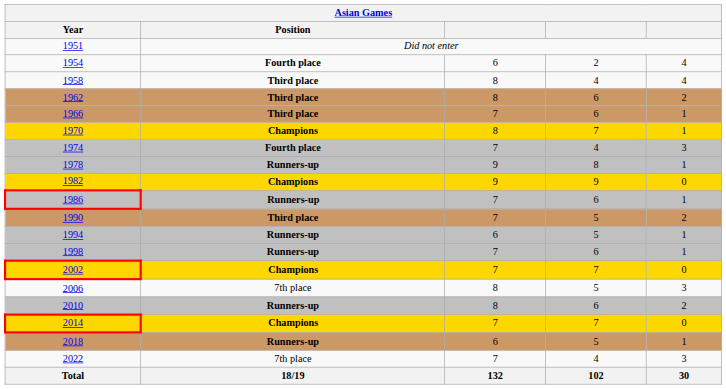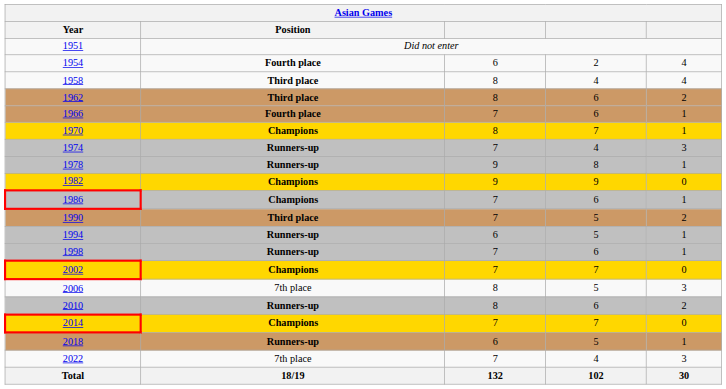(293, 114) Third place -> (293, 114) Fourth place
(293, 148) Fourth place -> (293, 148) Runners-up
(293, 200) Runners-up -> (293, 200) Champions
